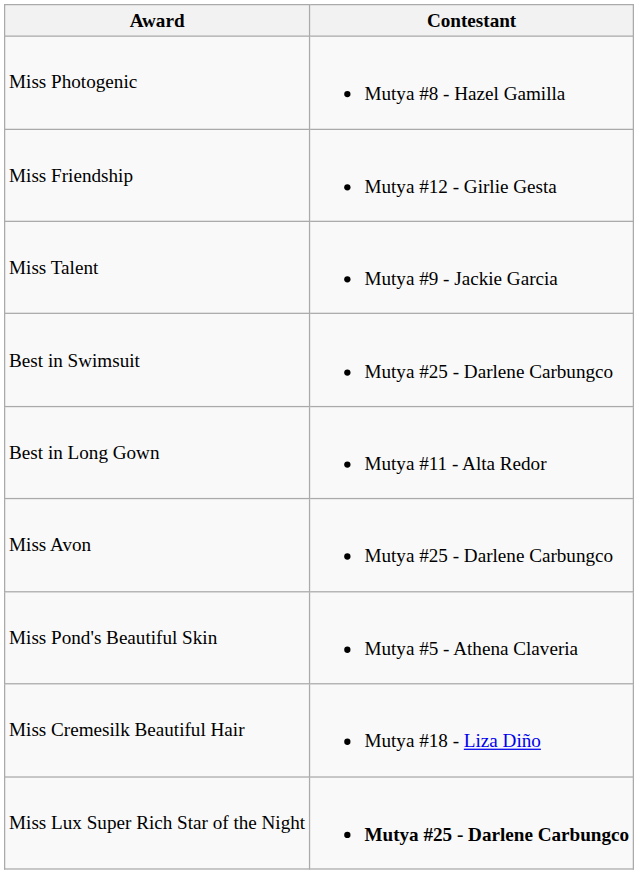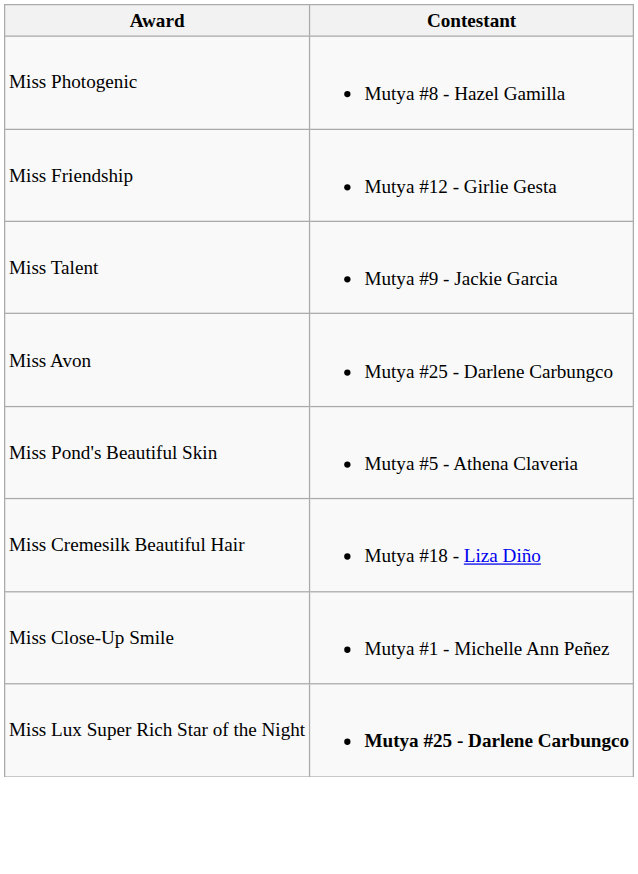- row: (74, 360)
- row: (84, 452)
+ row: (91, 637)
